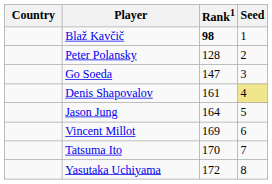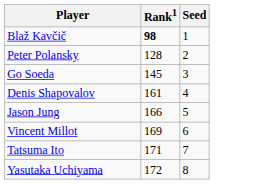- column: (33, 15)
(211, 74) 147 -> (153, 74) 145
(244, 93) khaki background -> (185, 93) no background
(211, 112) 164 -> (153, 112) 166
(211, 150) 170 -> (153, 150) 171
